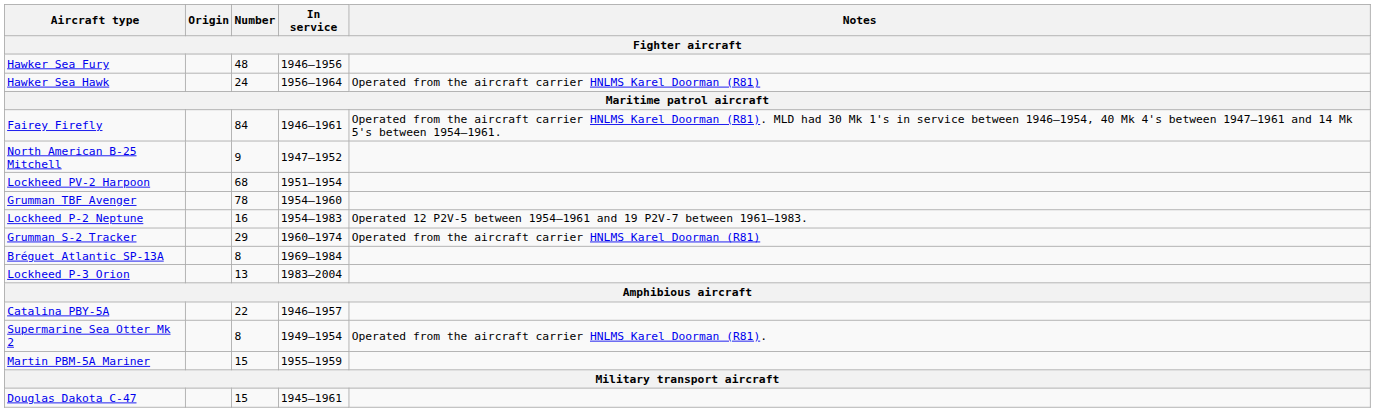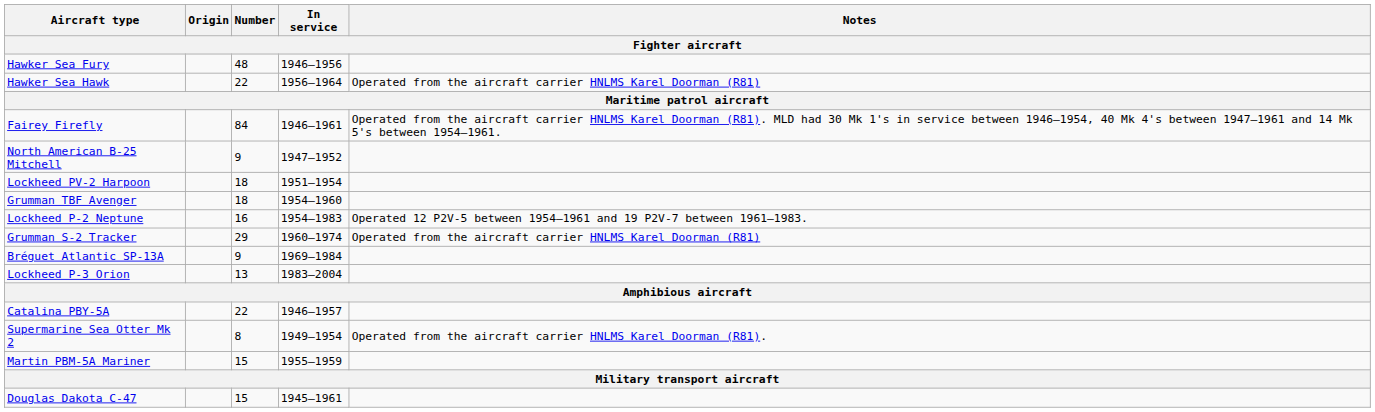(241, 82) 24 -> (241, 82) 22
(241, 182) 68 -> (241, 182) 18
(241, 200) 78 -> (241, 200) 18
(238, 256) 8 -> (238, 256) 9
